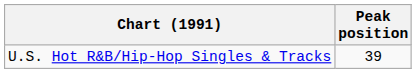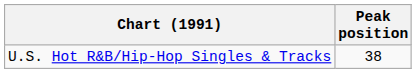(373, 57) 39 -> (373, 57) 38
